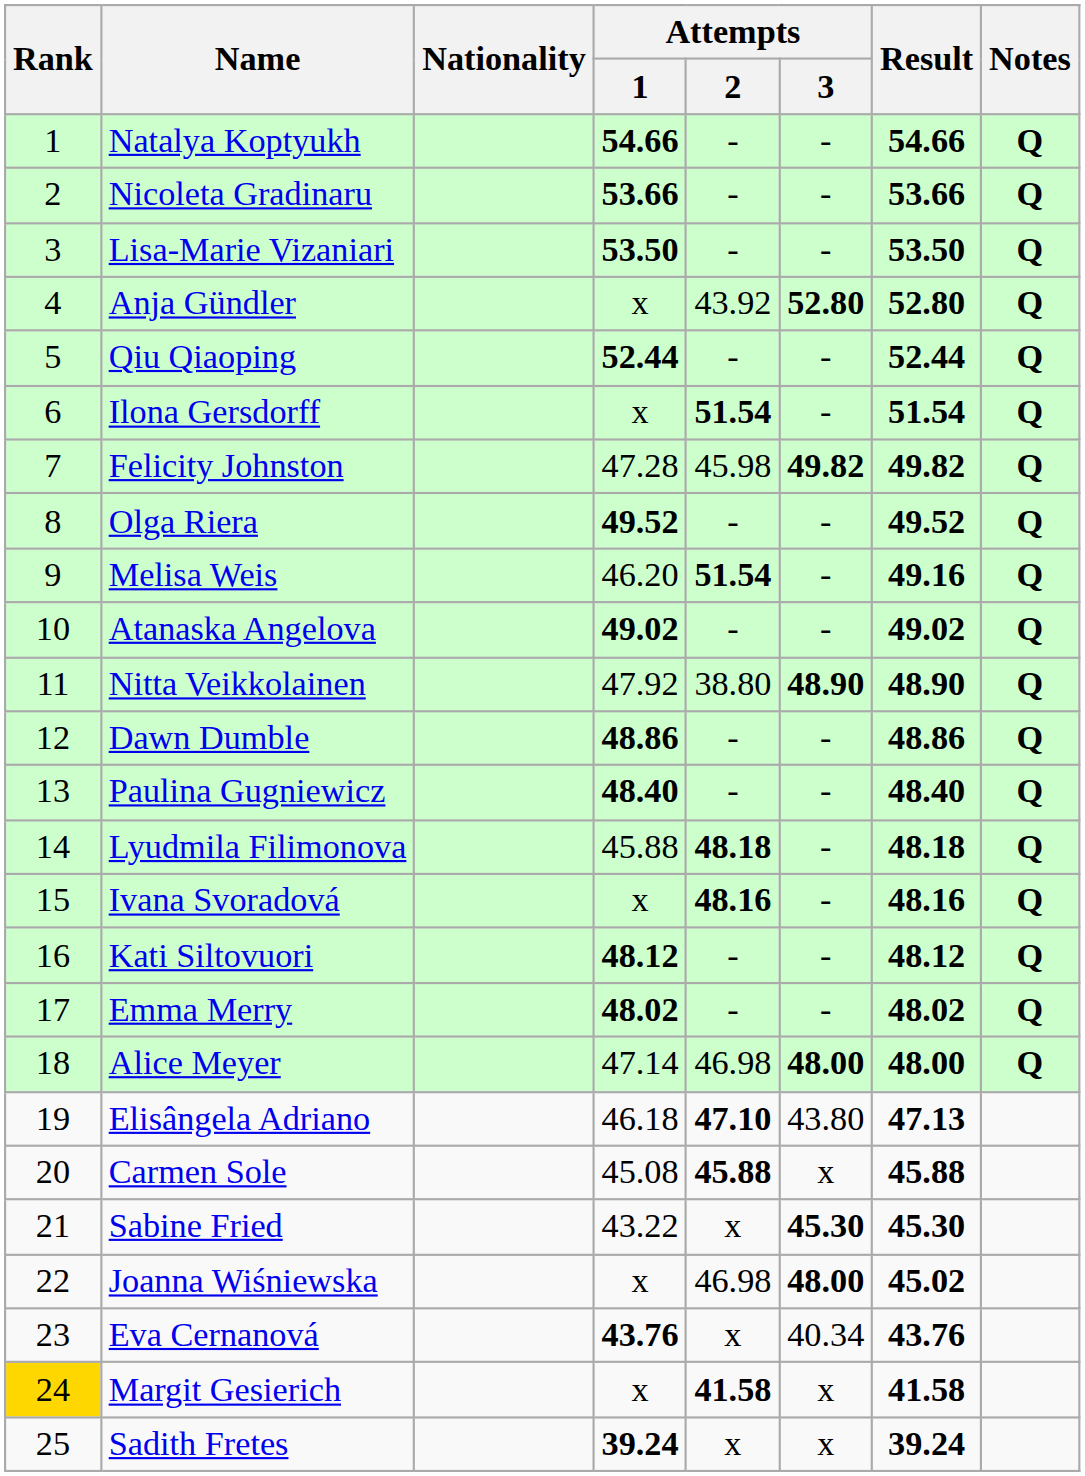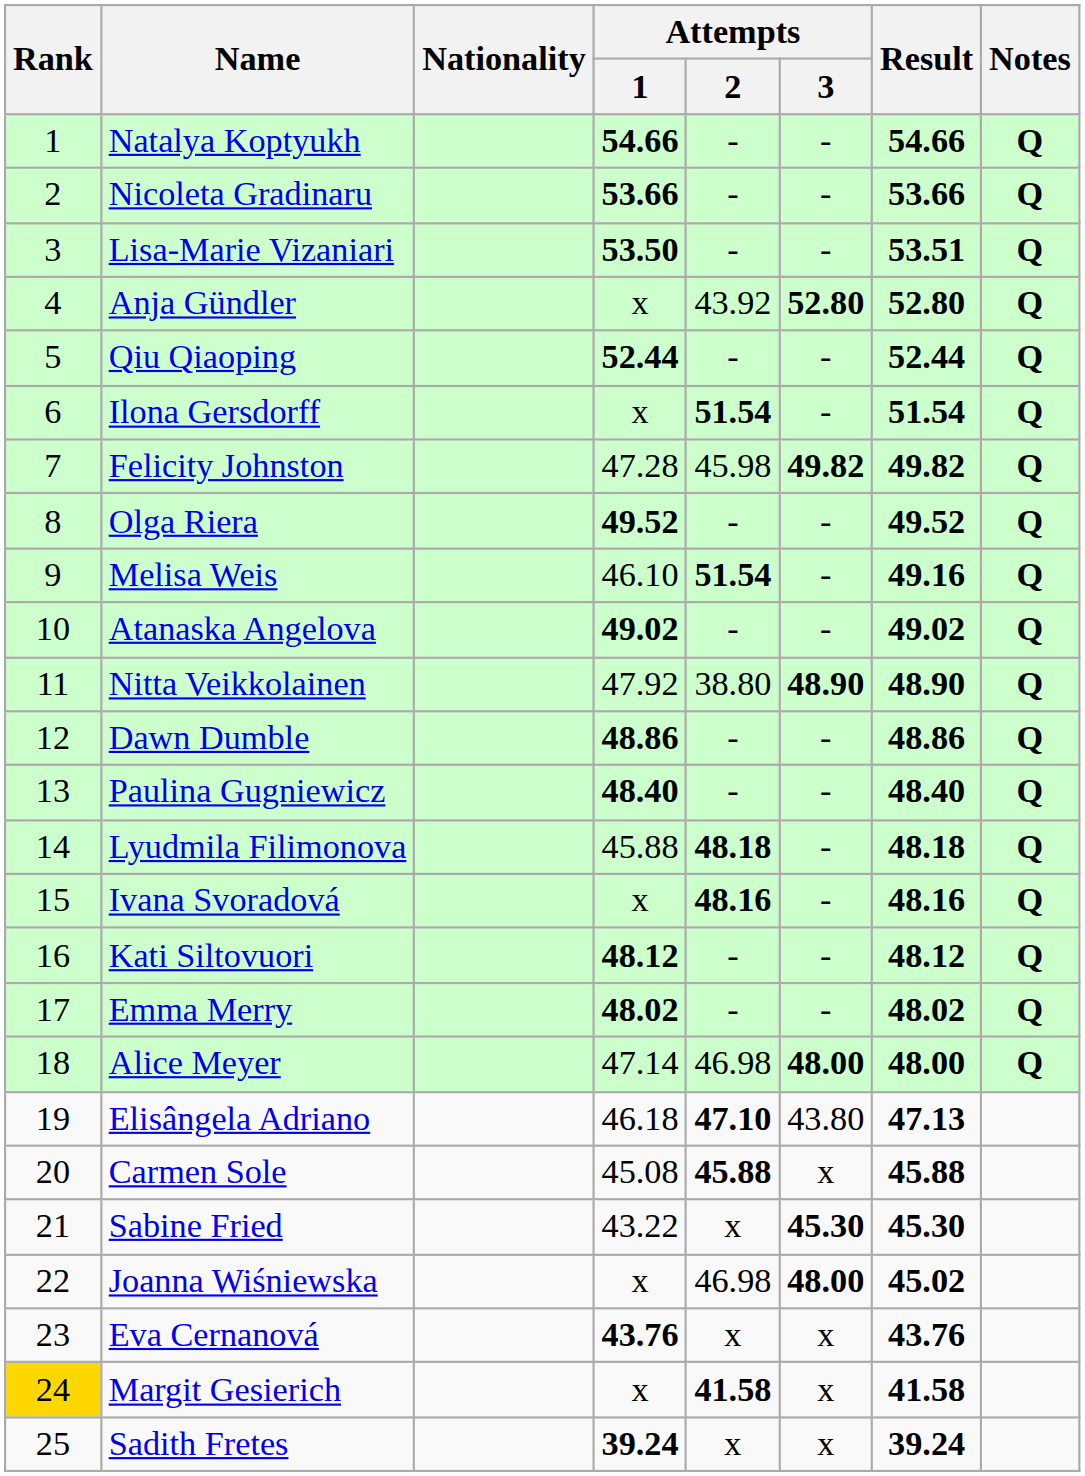(927, 248) 53.50 -> (927, 248) 53.51
(640, 574) 46.20 -> (640, 574) 46.10
(826, 1334) 40.34 -> (826, 1334) x
